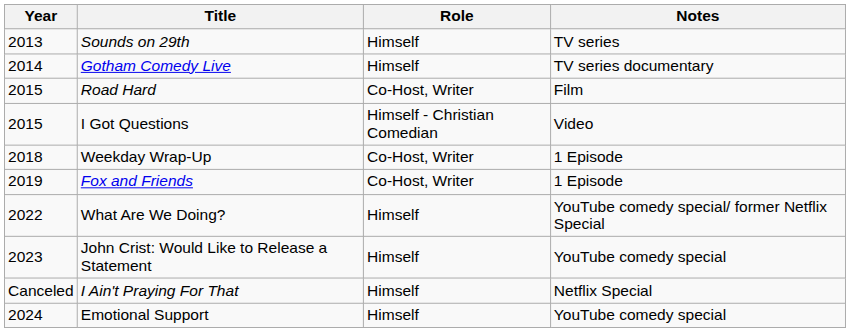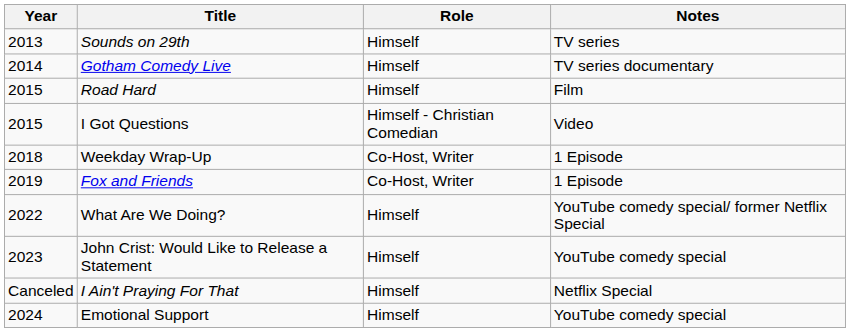(420, 90) Co-Host, Writer -> (393, 90) Himself
